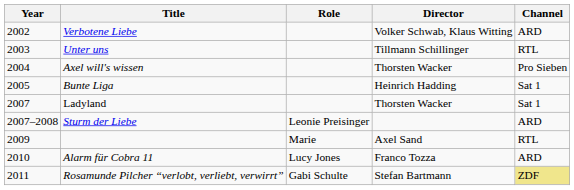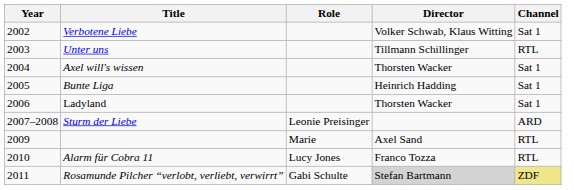(530, 31) ARD -> (529, 31) Sat 1
(542, 67) Pro Sieben -> (529, 67) Sat 1
(18, 103) 2007 -> (18, 103) 2006
(530, 157) ARD -> (528, 157) RTL
(413, 175) no background -> (413, 175) lightgrey background
